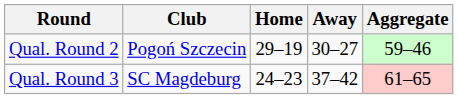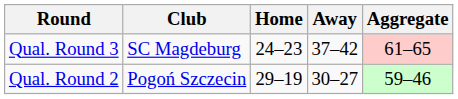rows swapped: (64, 49) <-> (64, 78)
